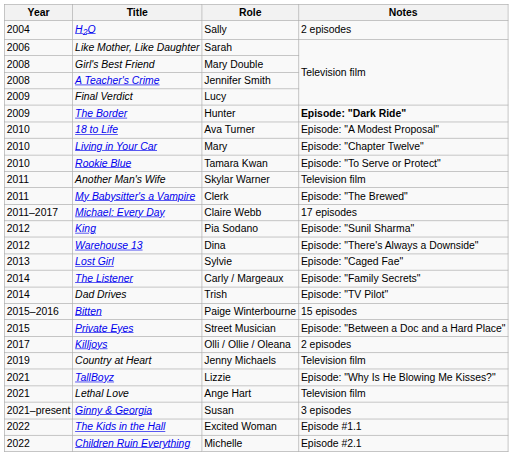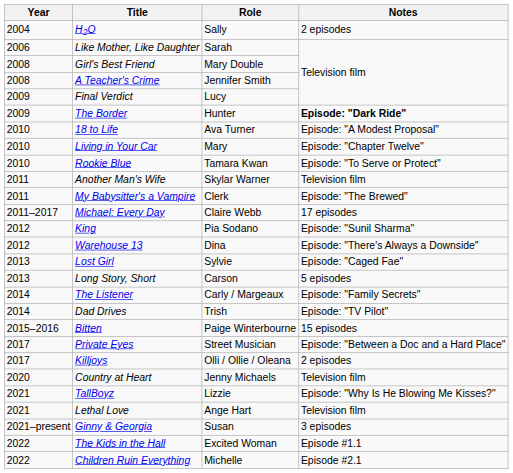+ row: (115, 278)
(18, 328) 2015 -> (18, 344) 2017
(18, 361) 2019 -> (18, 377) 2020
